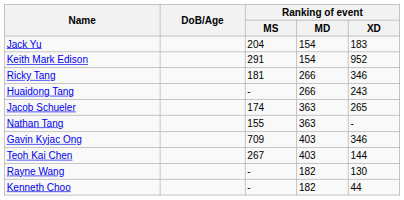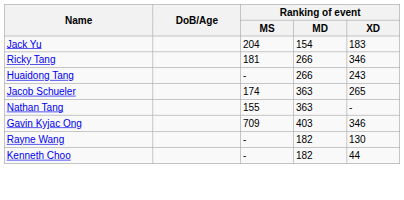- row: (47, 60)
- row: (40, 155)
